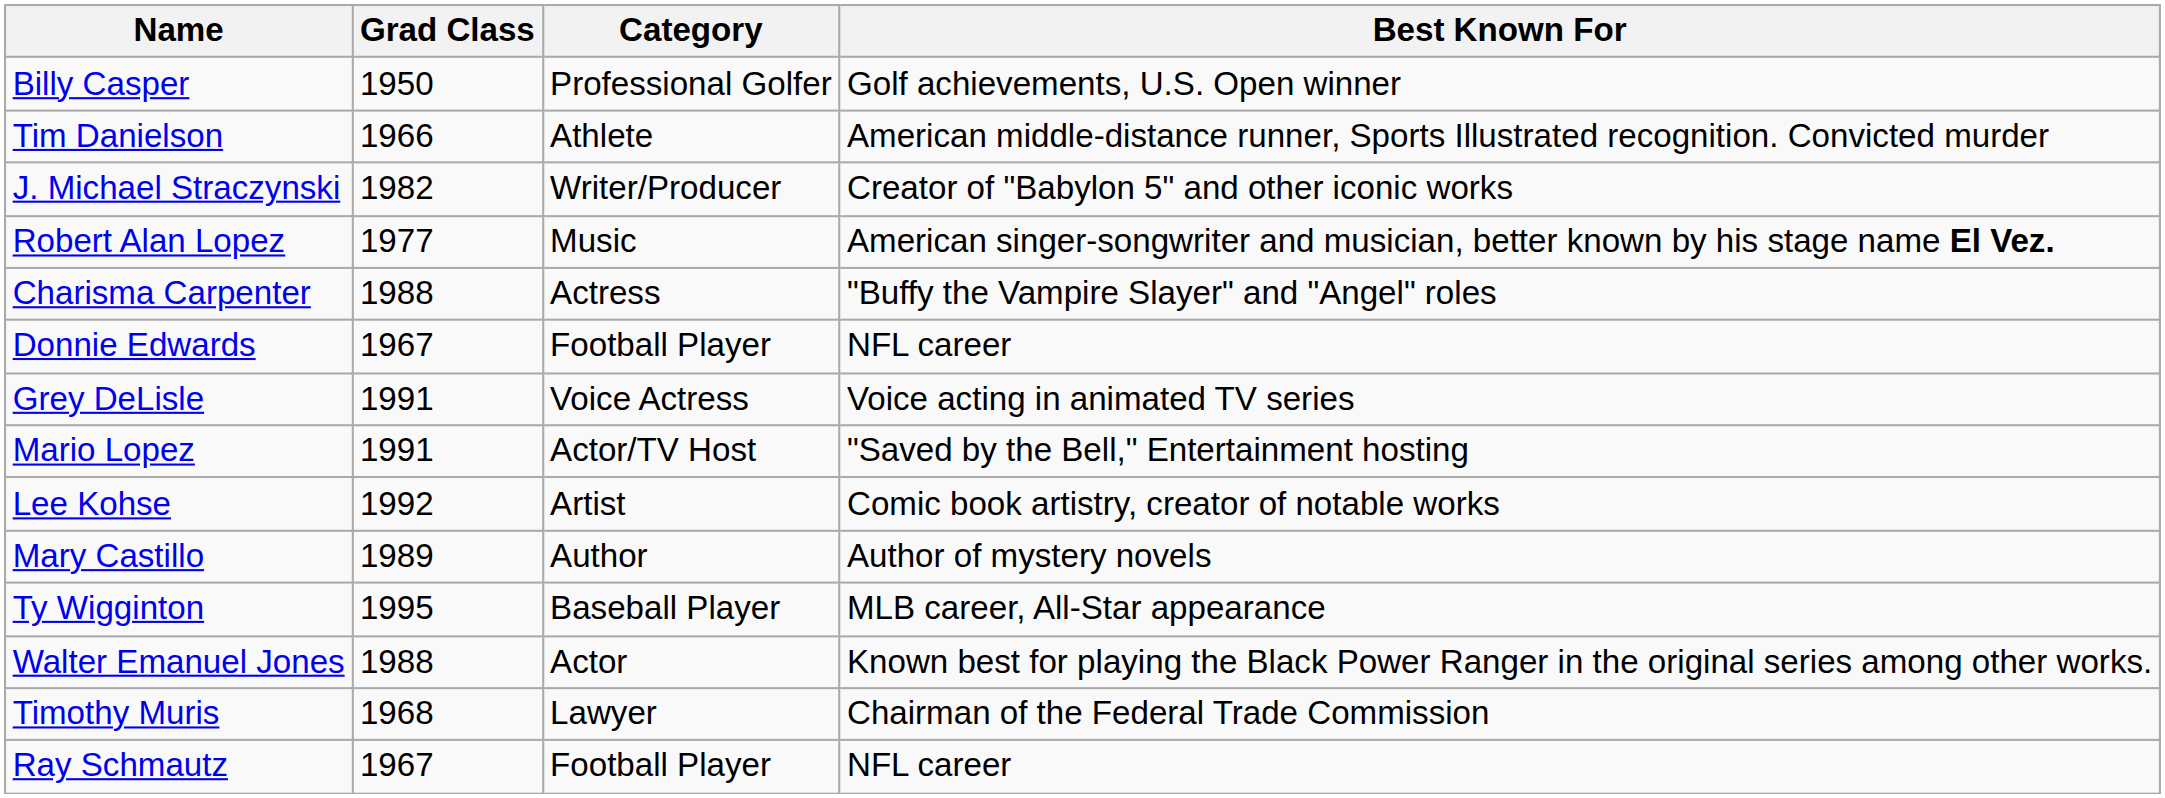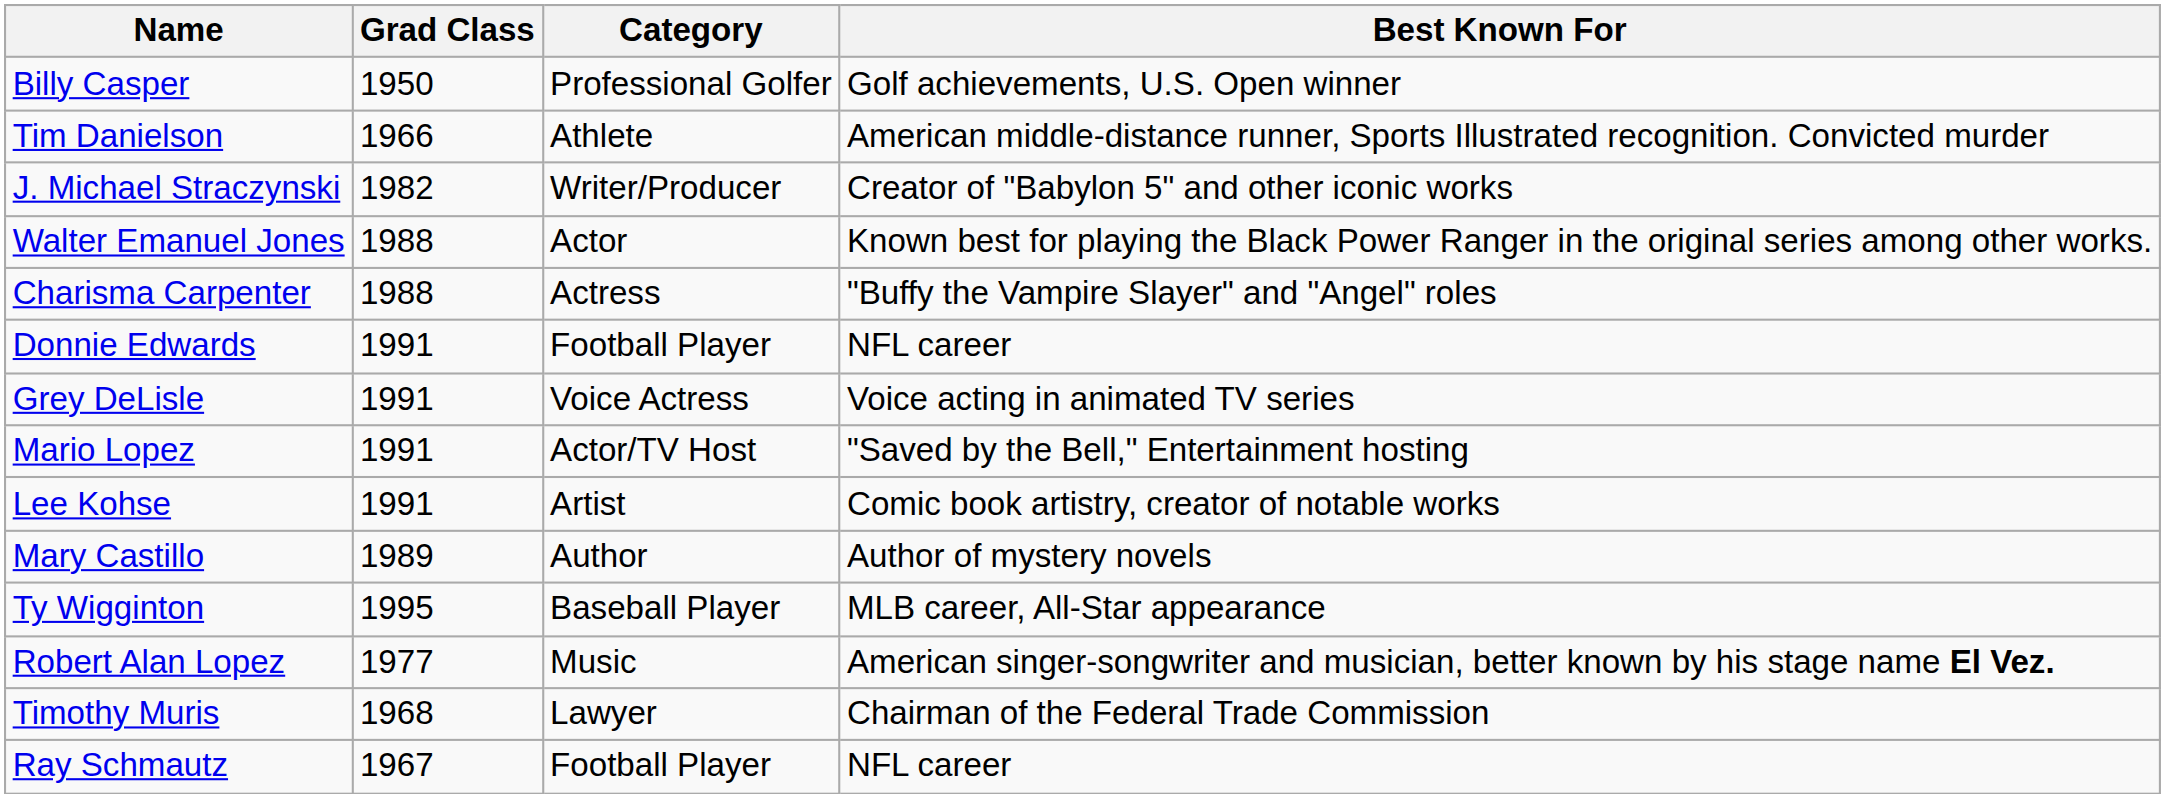rows swapped: (149, 240) <-> (179, 661)
(397, 345) 1967 -> (397, 345) 1991
(397, 503) 1992 -> (397, 503) 1991
